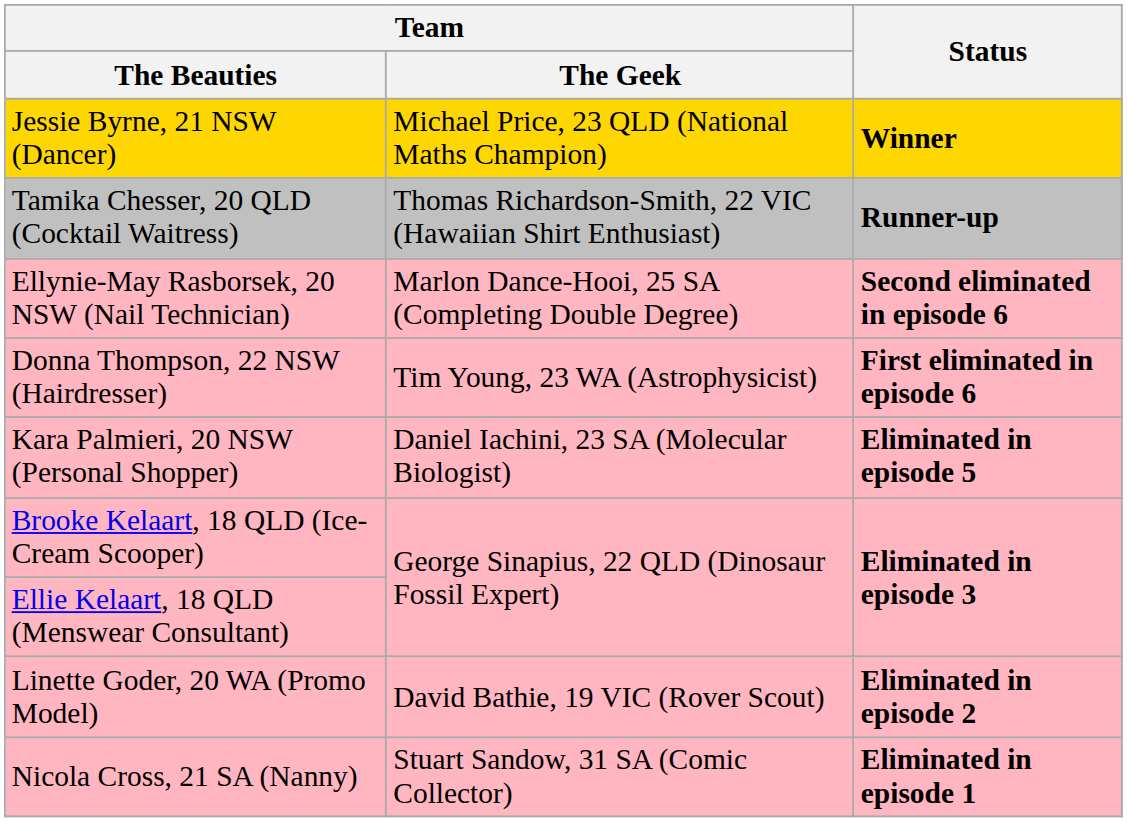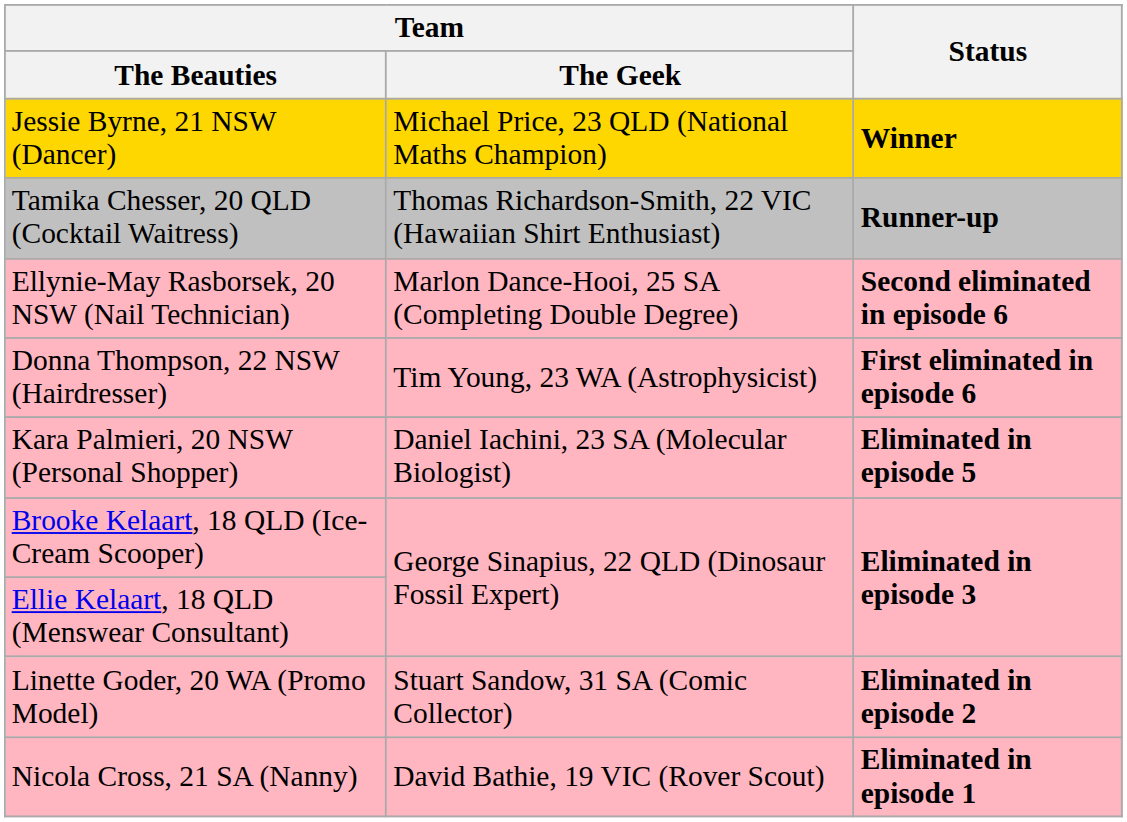(609, 696) David Bathie, 19 VIC (Rover Scout) -> (570, 696) Stuart Sandow, 31 SA (Comic Collector)
(570, 776) Stuart Sandow, 31 SA (Comic Collector) -> (609, 776) David Bathie, 19 VIC (Rover Scout)
